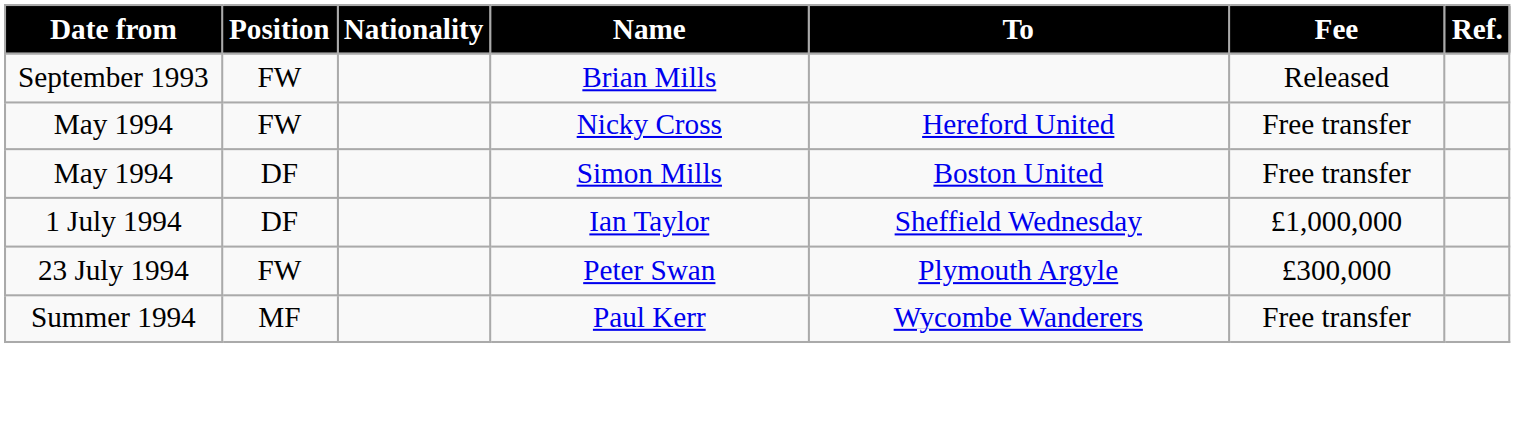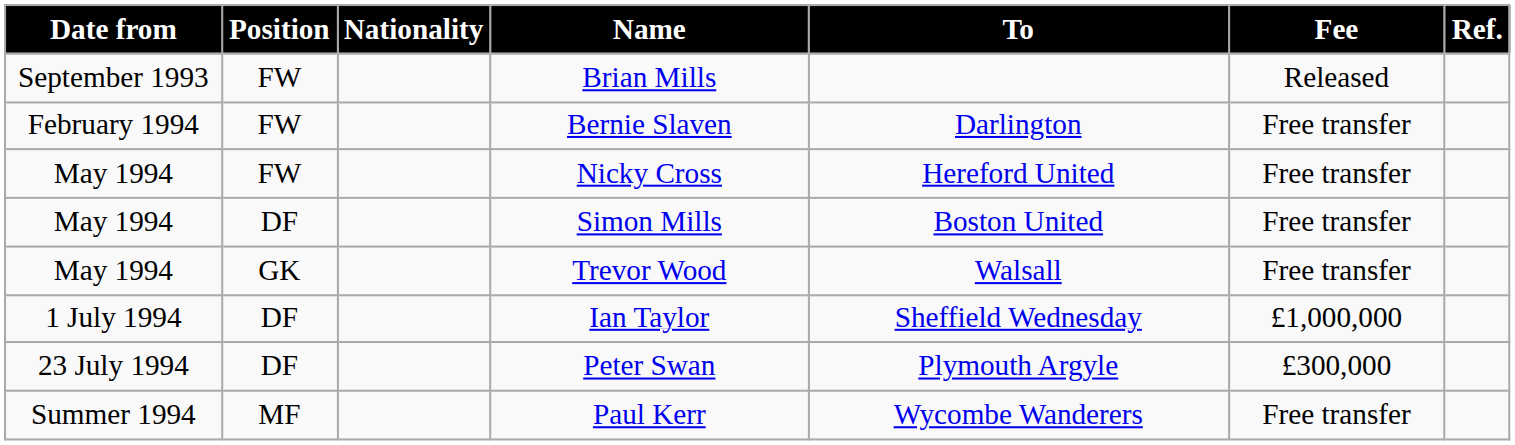+ row: (649, 125)
+ row: (649, 270)
(279, 270) FW -> (279, 366) DF
